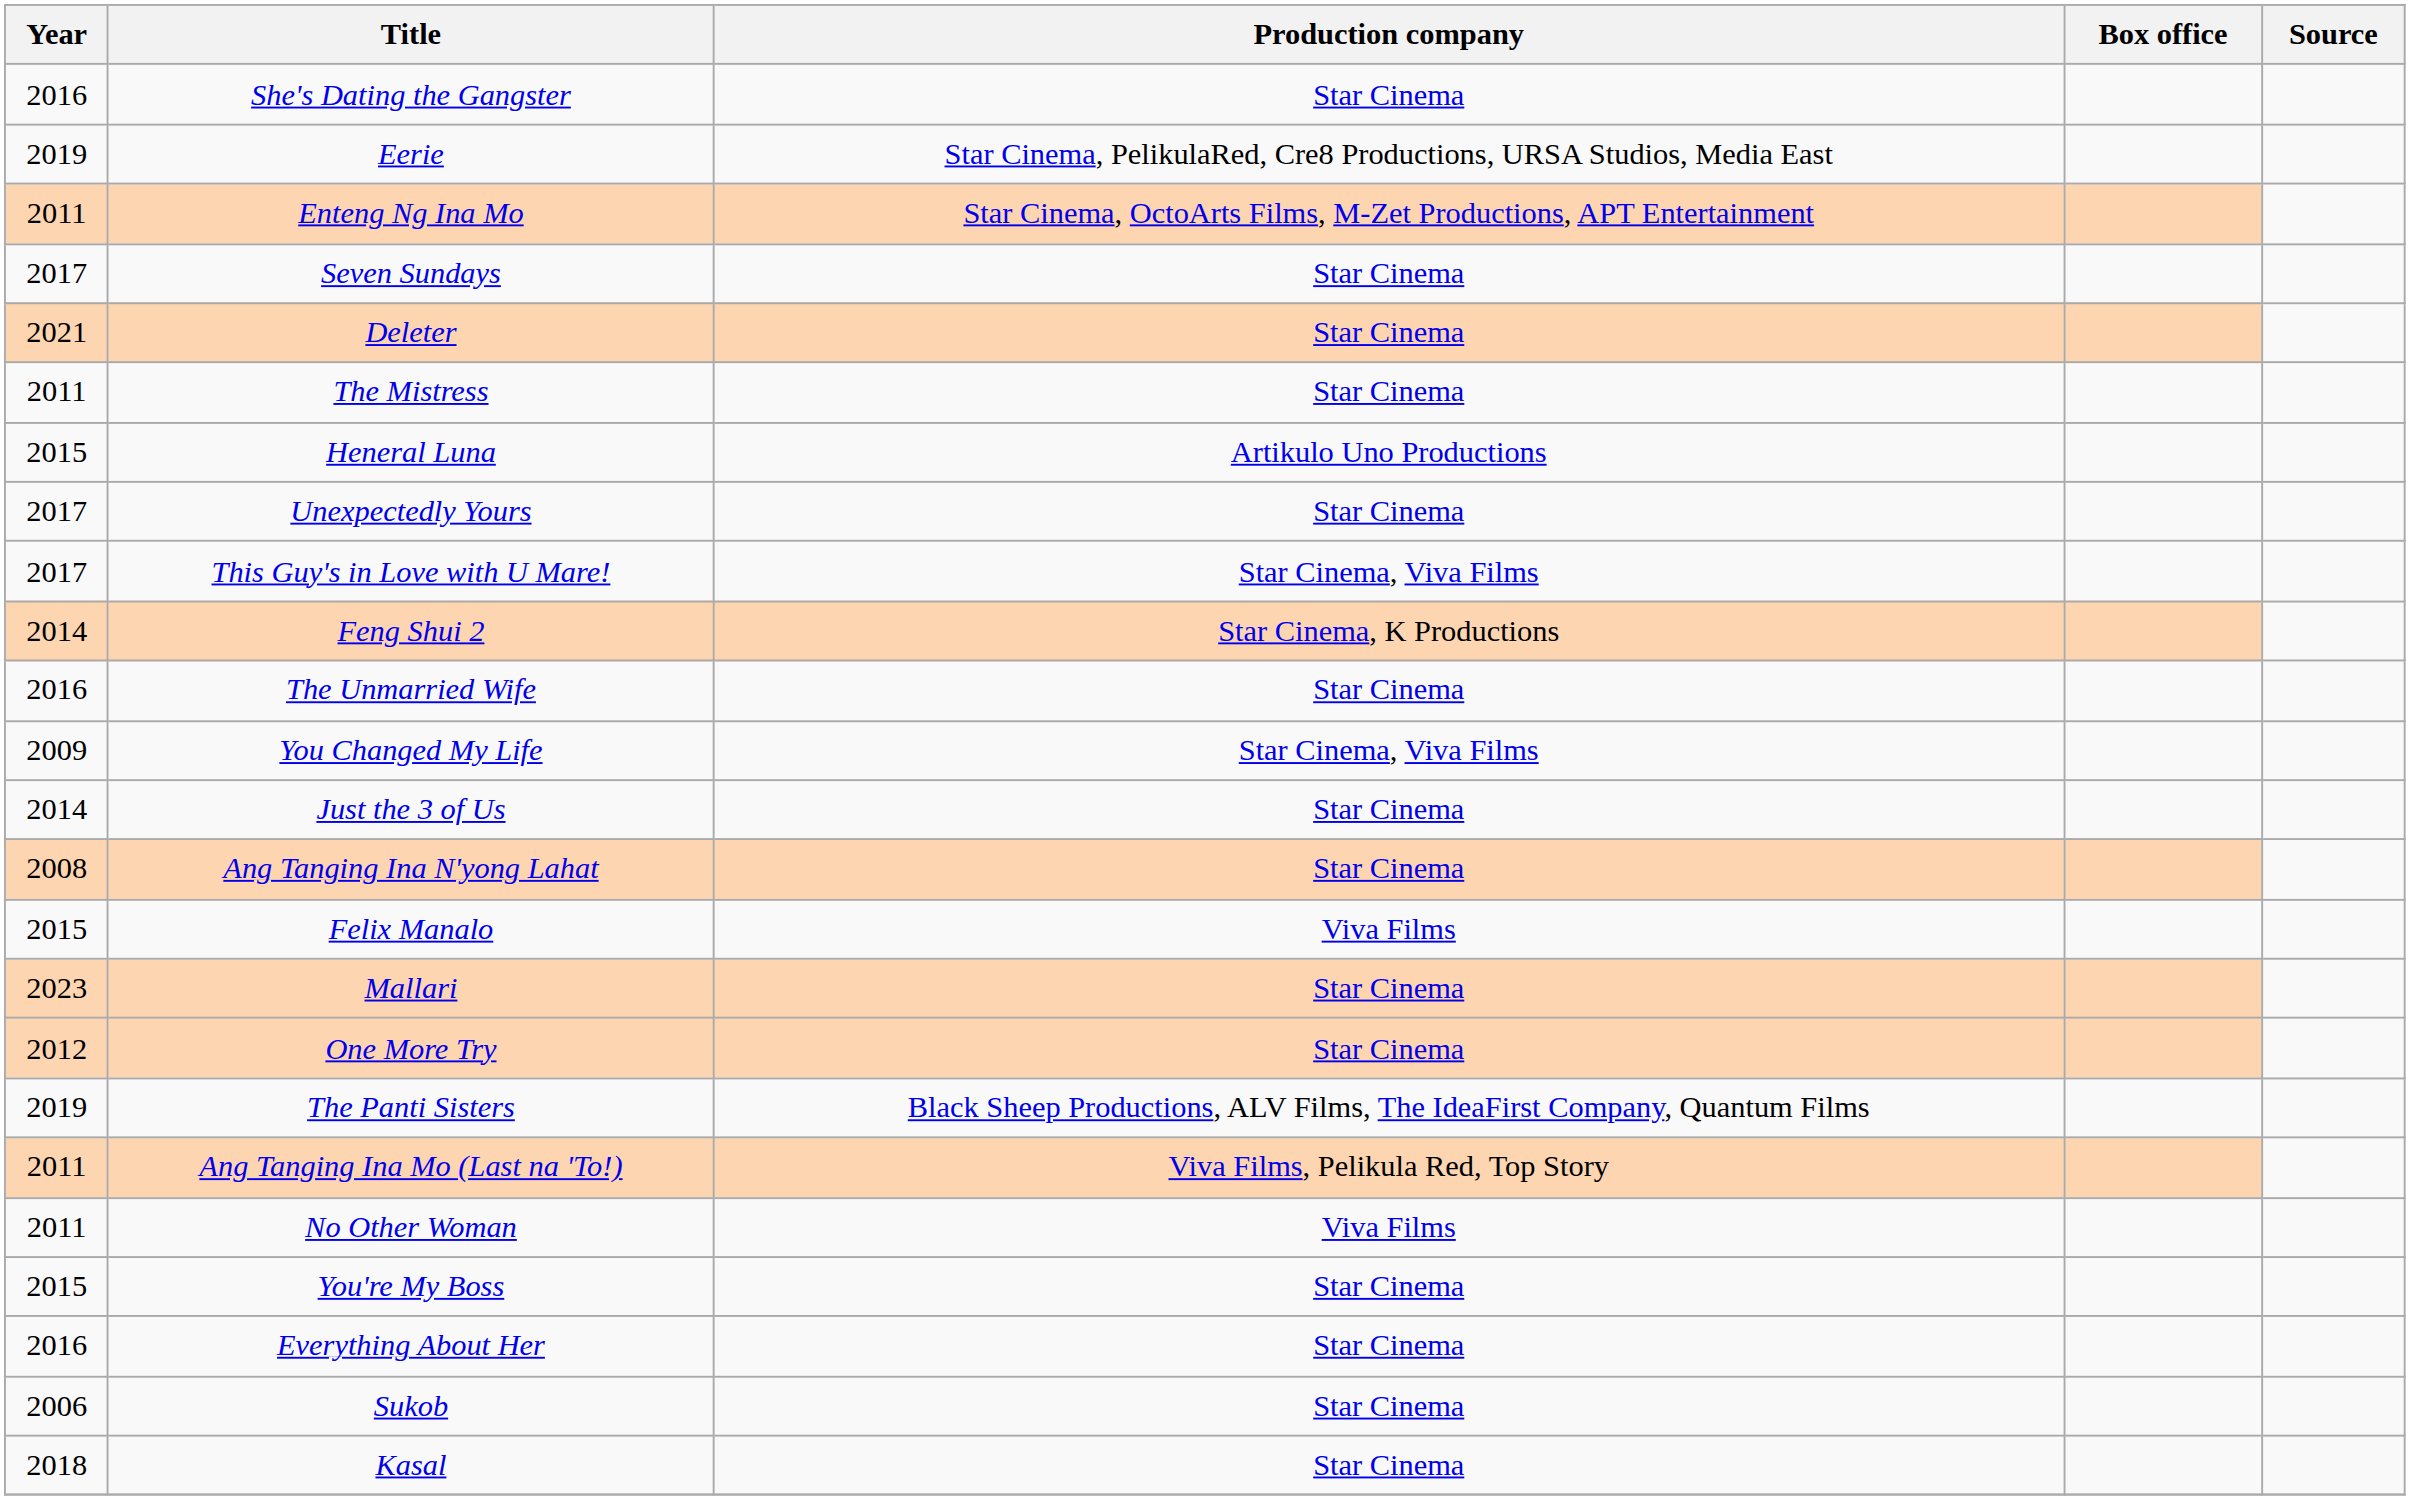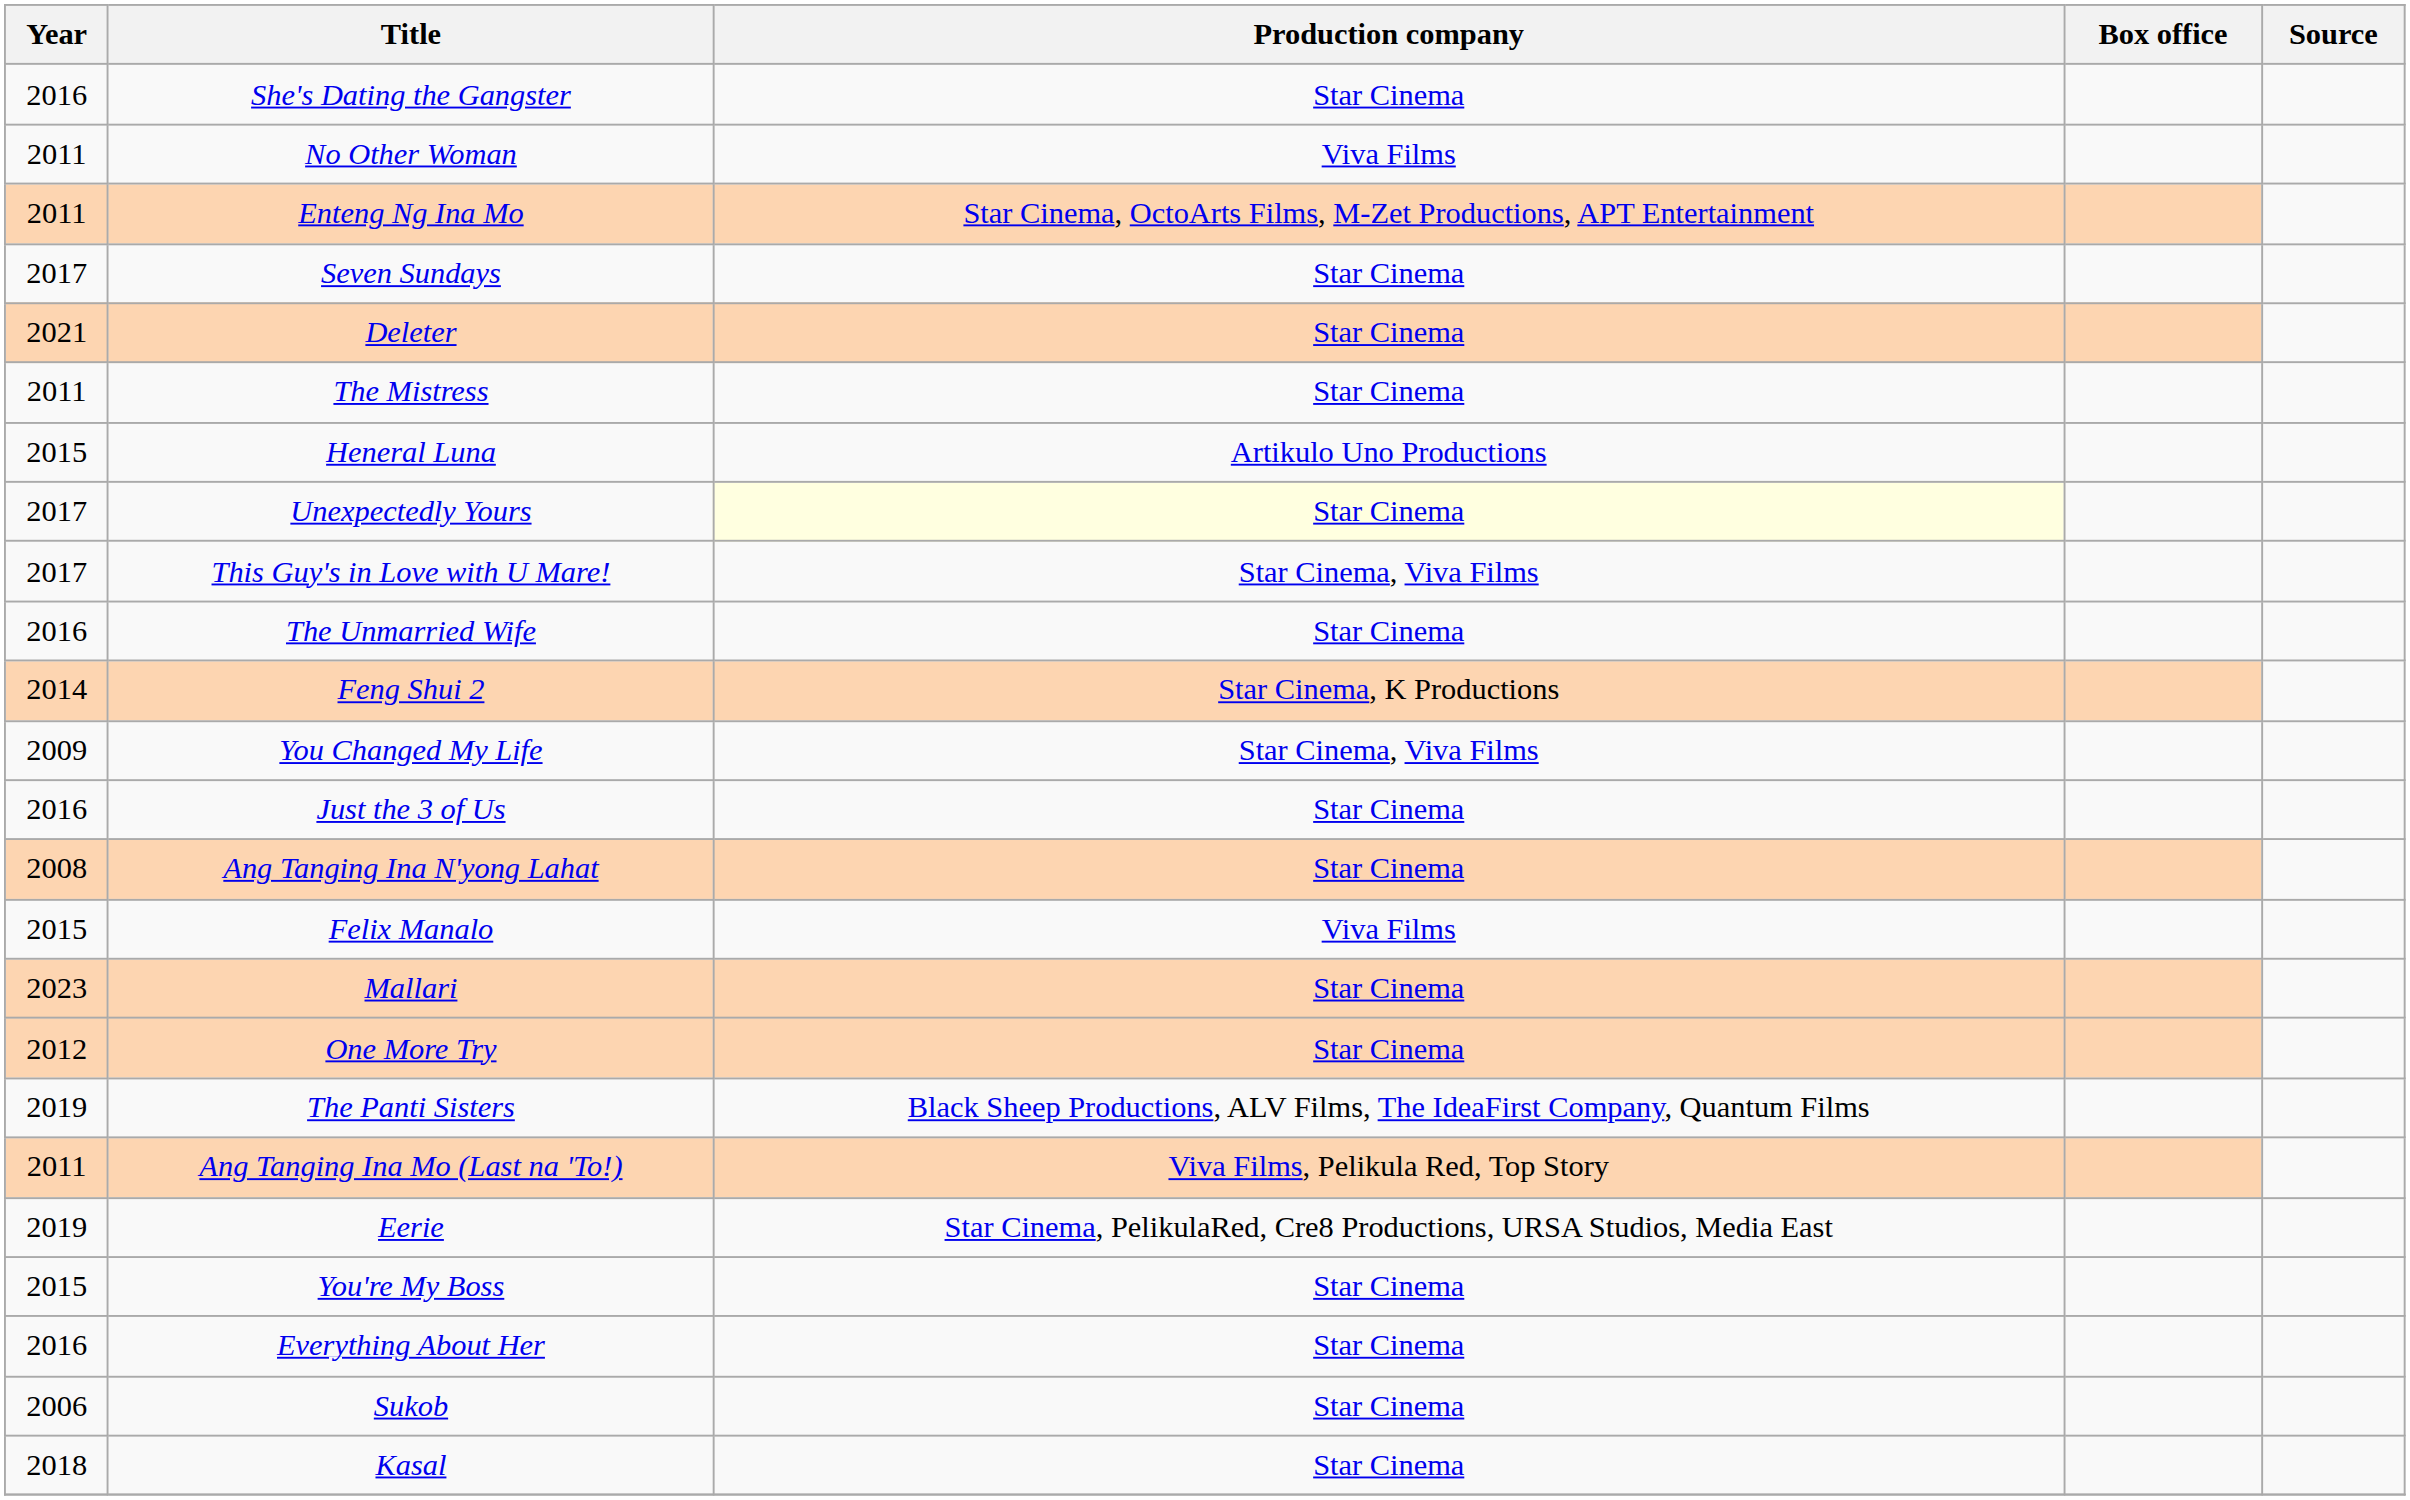rows swapped: (411, 1226) <-> (411, 153)
(1389, 511) no background -> (1389, 511) lightyellow background
rows swapped: (411, 690) <-> (411, 630)
(57, 809) 2014 -> (57, 809) 2016
